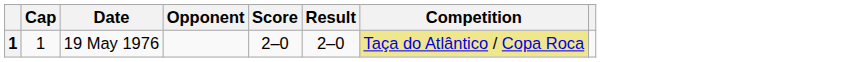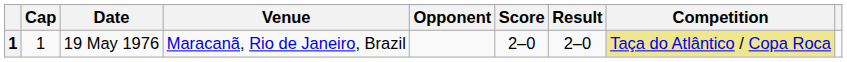+ column: (286, 17)
